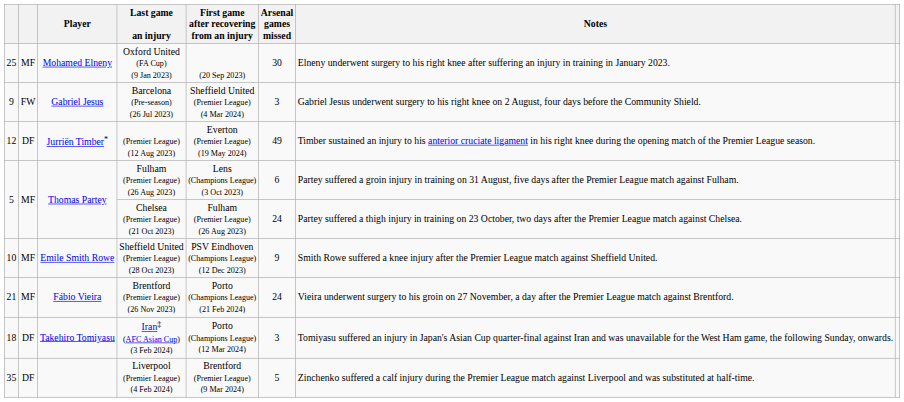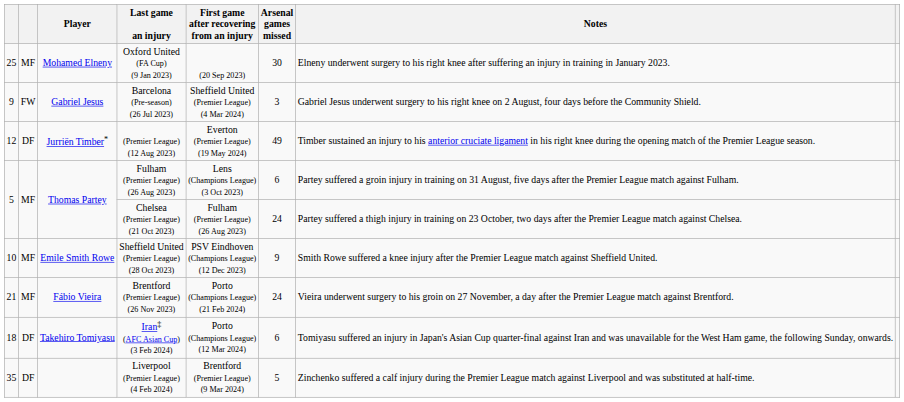(277, 337) 3 -> (277, 337) 6
